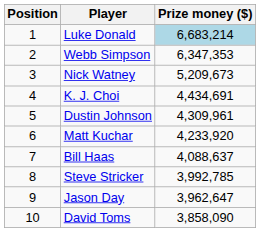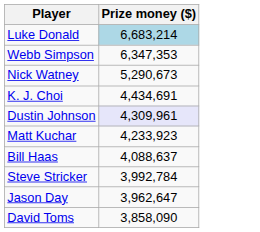- column: (33, 14)
(205, 75) 5,209,673 -> (149, 75) 5,290,673
(205, 116) no background -> (149, 116) lavender background
(205, 136) 4,233,920 -> (149, 136) 4,233,923
(205, 177) 3,992,785 -> (149, 177) 3,992,784
